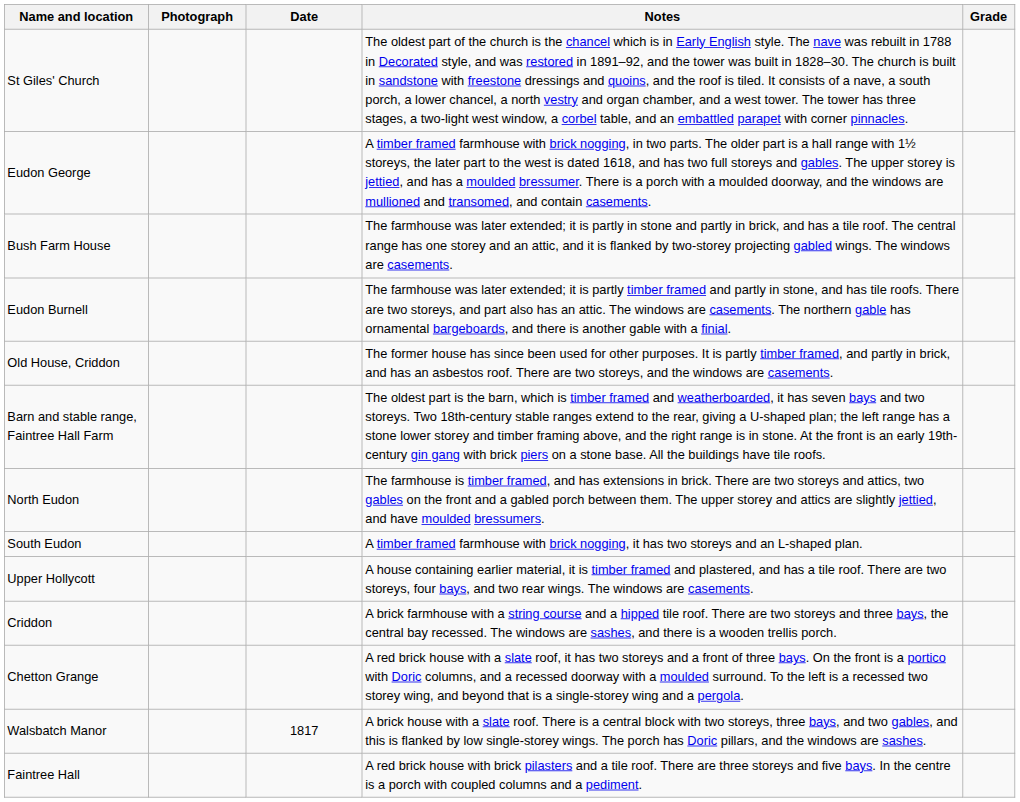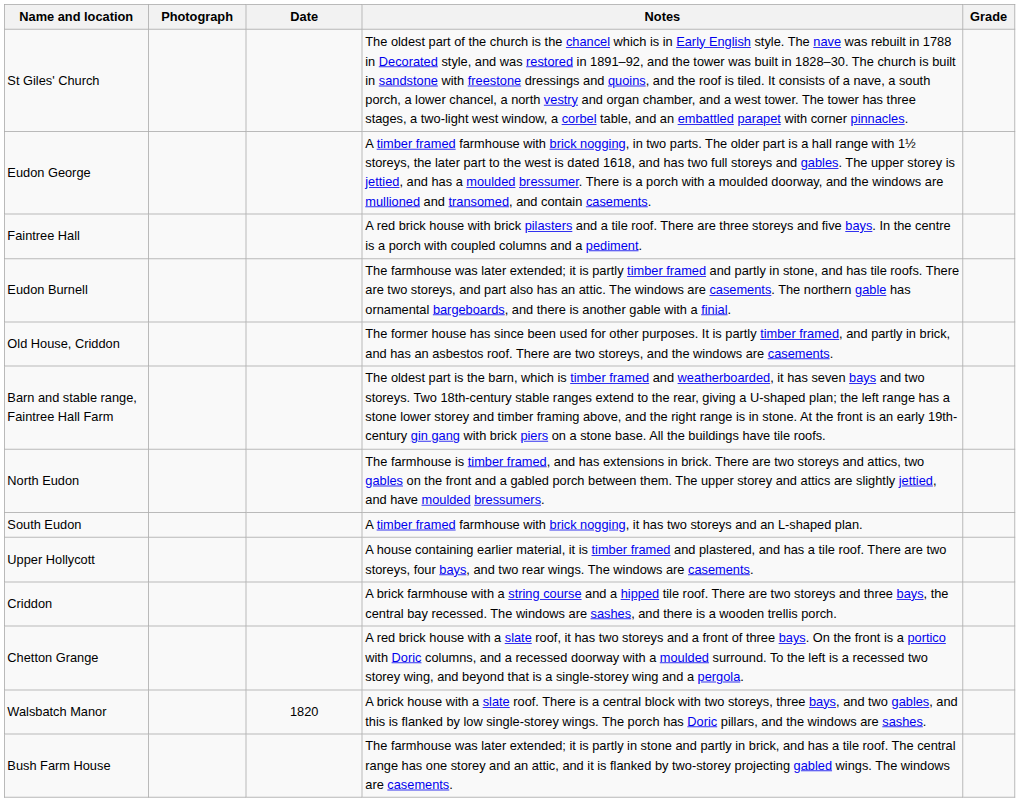rows swapped: (59, 245) <-> (44, 775)
(304, 731) 1817 -> (304, 711) 1820
